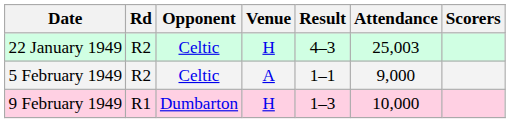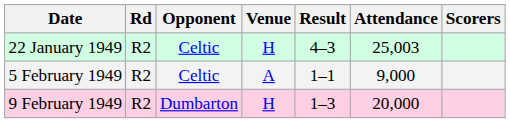(141, 103) R1 -> (141, 103) R2
(396, 103) 10,000 -> (396, 103) 20,000
